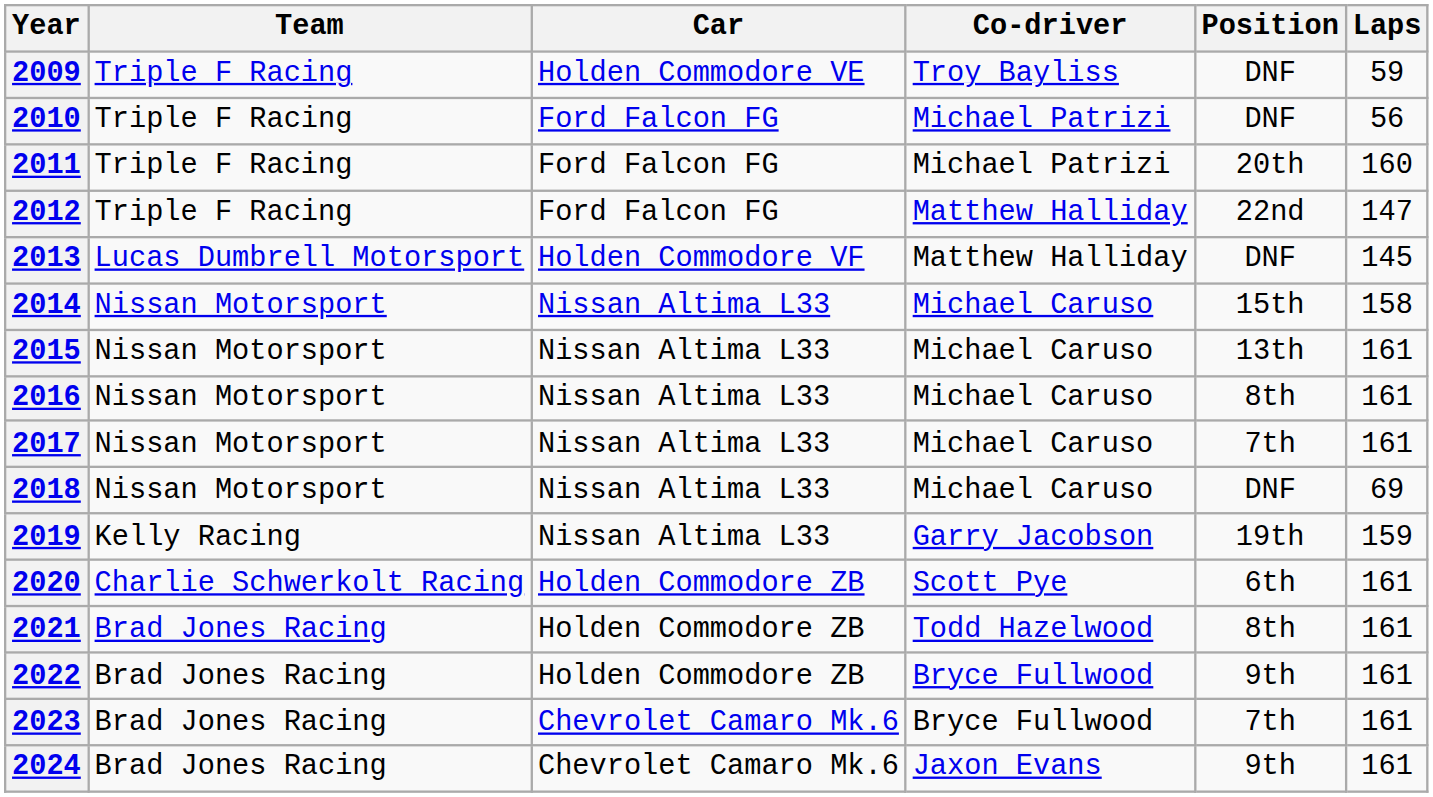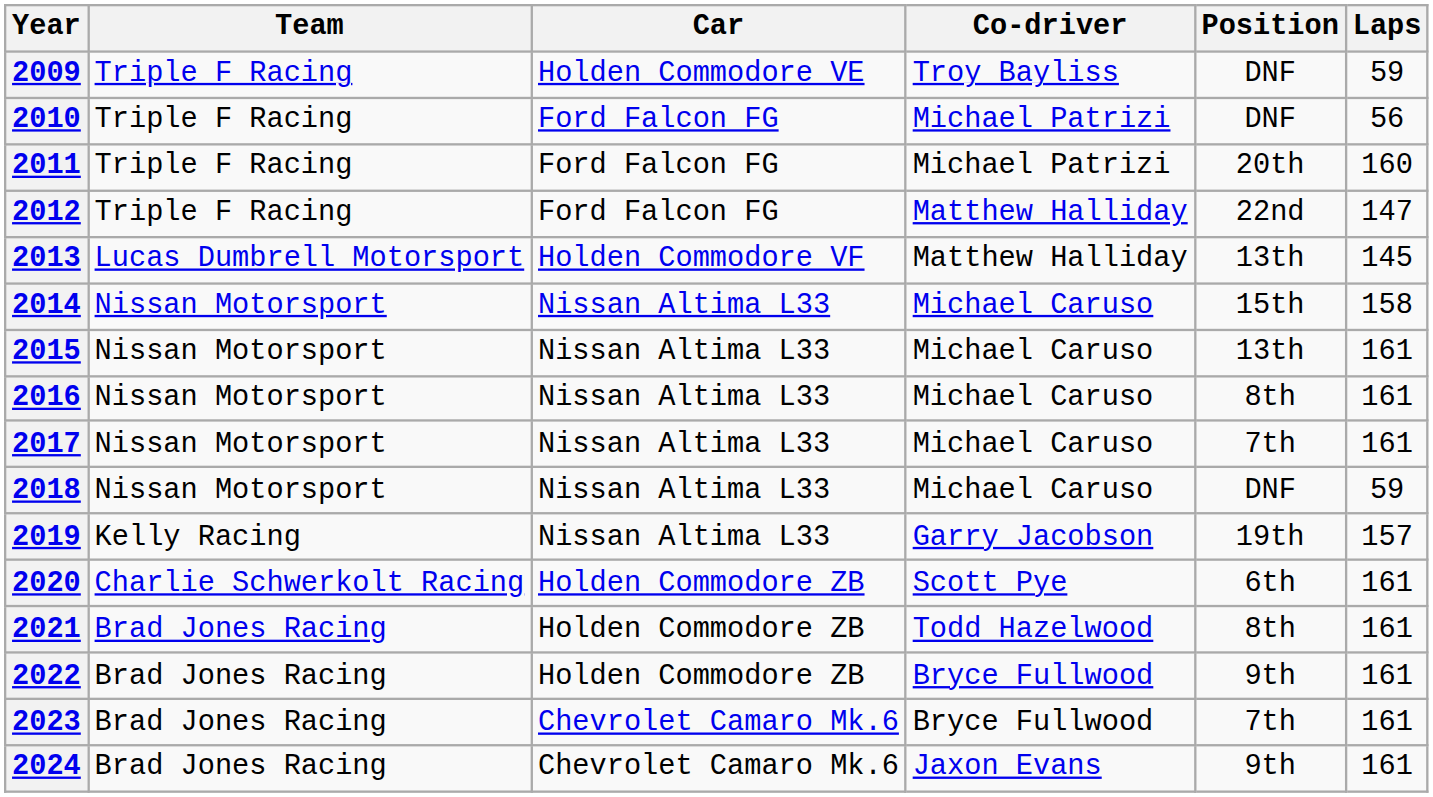(1270, 260) DNF -> (1270, 260) 13th
(1387, 491) 69 -> (1387, 491) 59
(1387, 537) 159 -> (1387, 537) 157
